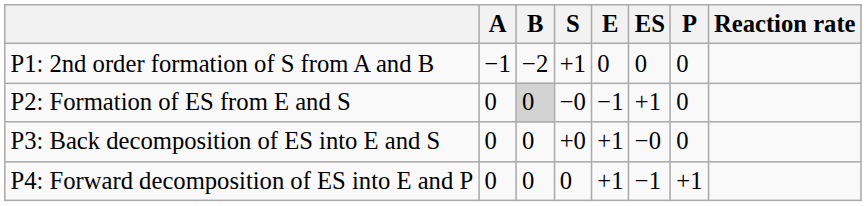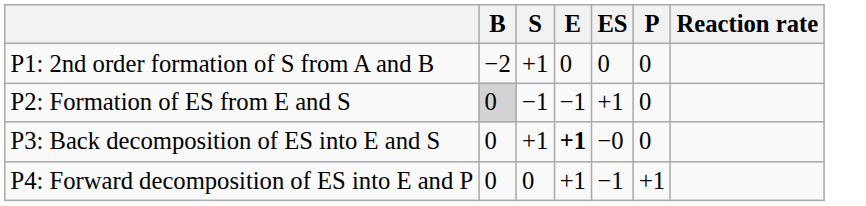- column: (498, 24)
(573, 102) −0 -> (535, 102) −1
(573, 141) +0 -> (535, 141) +1
(610, 141) normal -> (573, 141) bold
